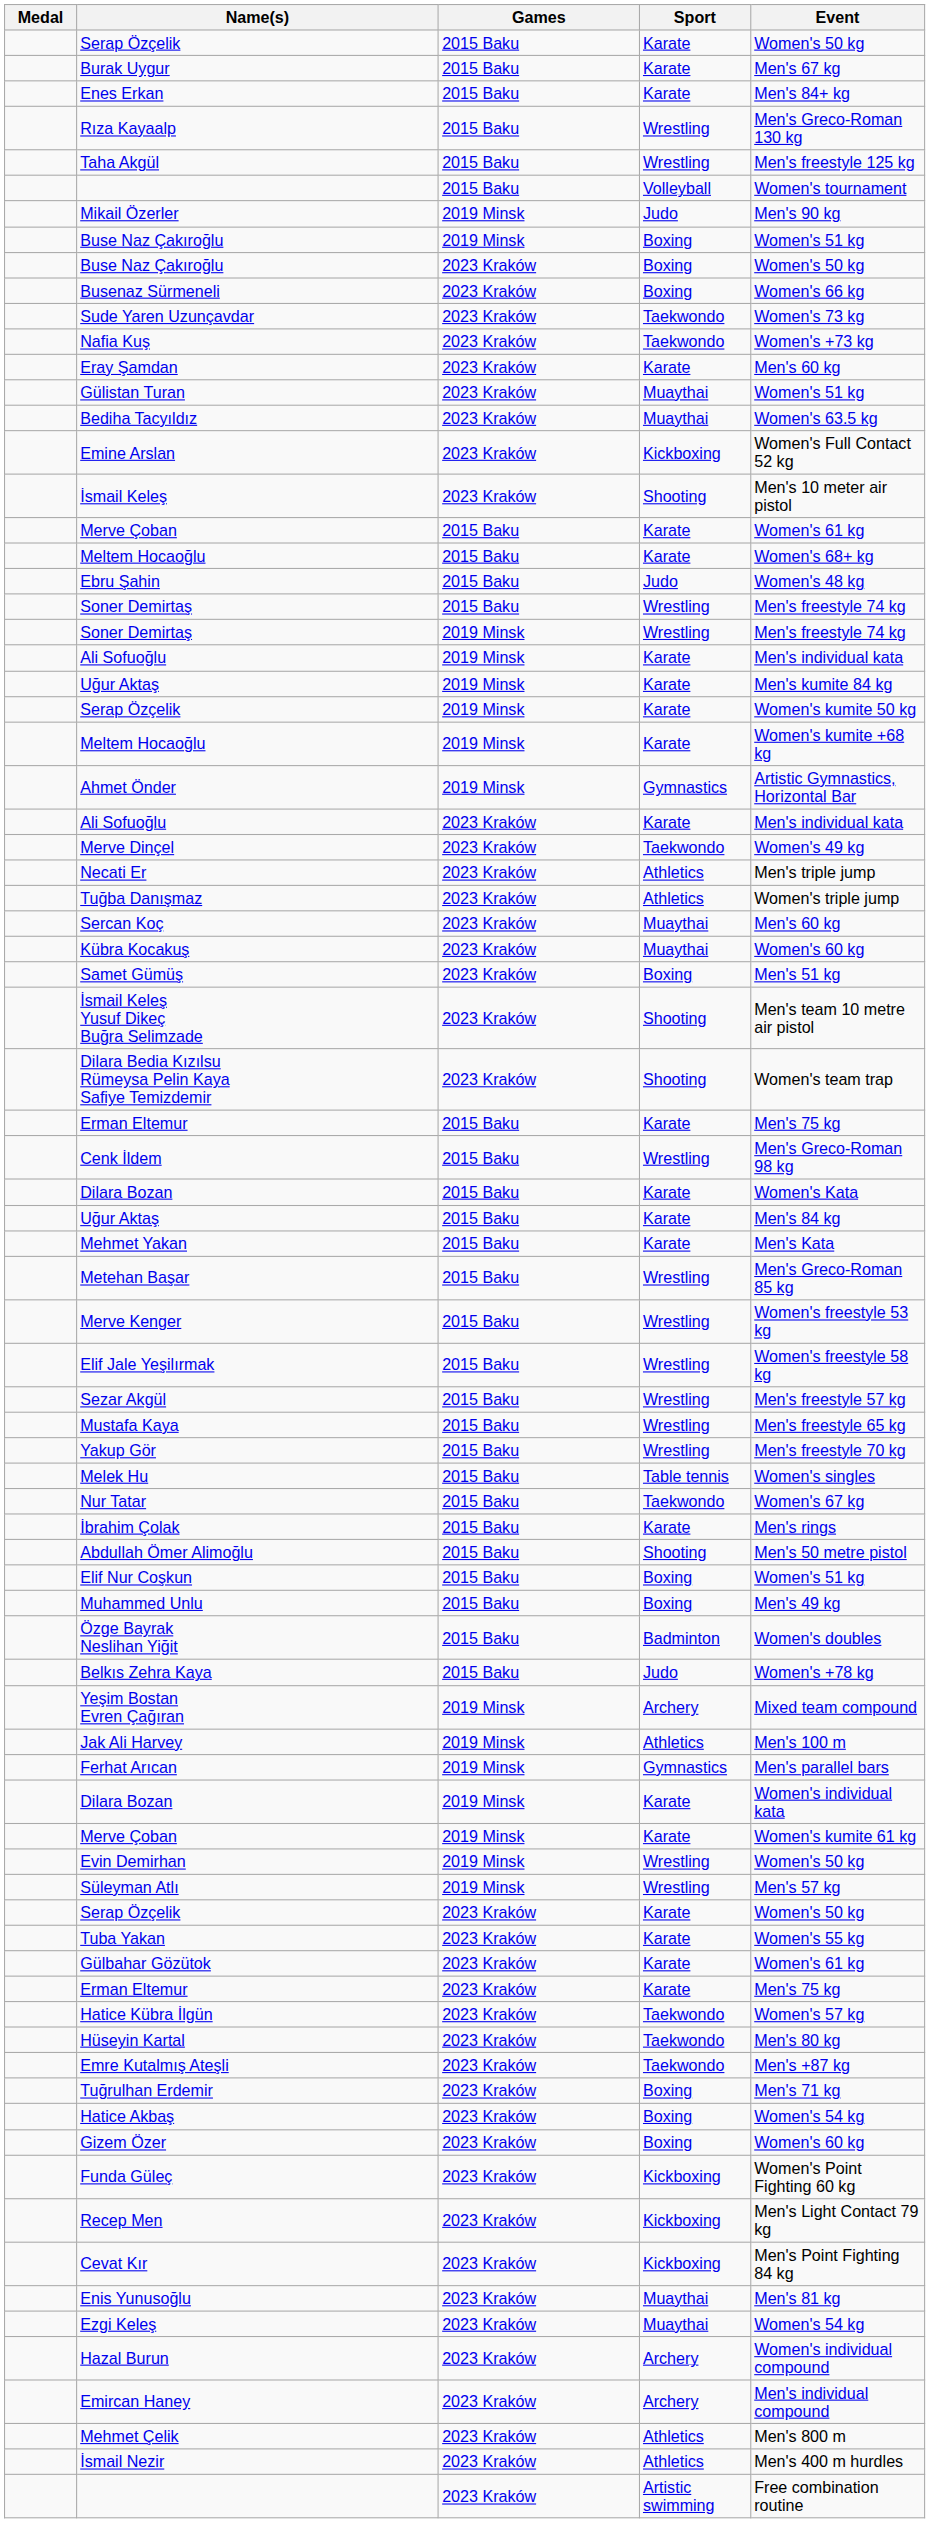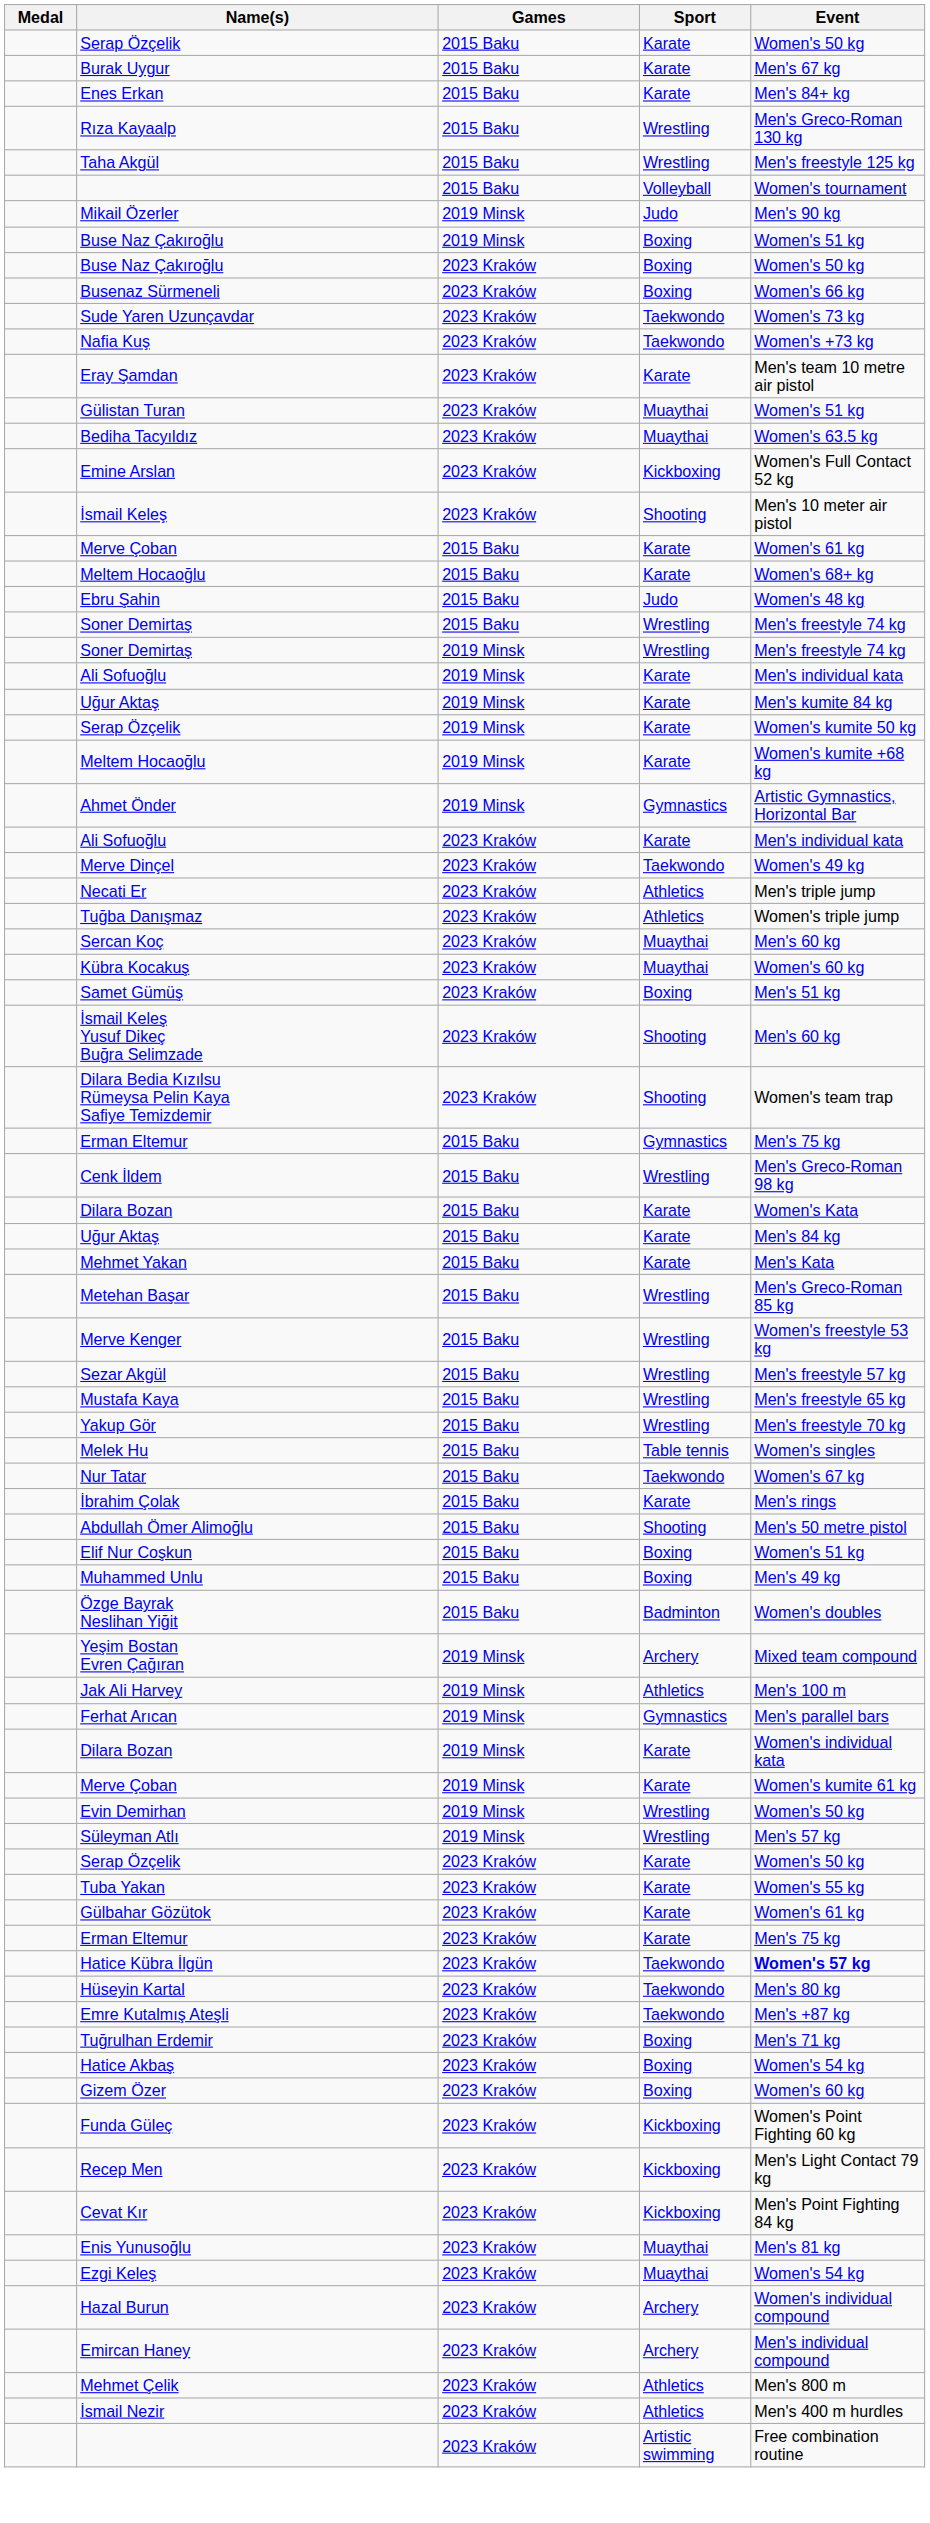(797, 367) Men's 60 kg -> (830, 376) Men's team 10 metre air pistol
(830, 1018) Men's team 10 metre air pistol -> (797, 1036) Men's 60 kg
(667, 1123) Karate -> (685, 1141) Gymnastics
- row: (147, 1365)
- row: (146, 1673)
(809, 2015) normal -> (812, 1964) bold
